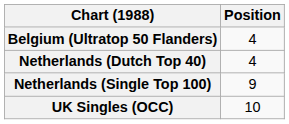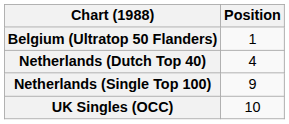(252, 38) 4 -> (252, 38) 1
